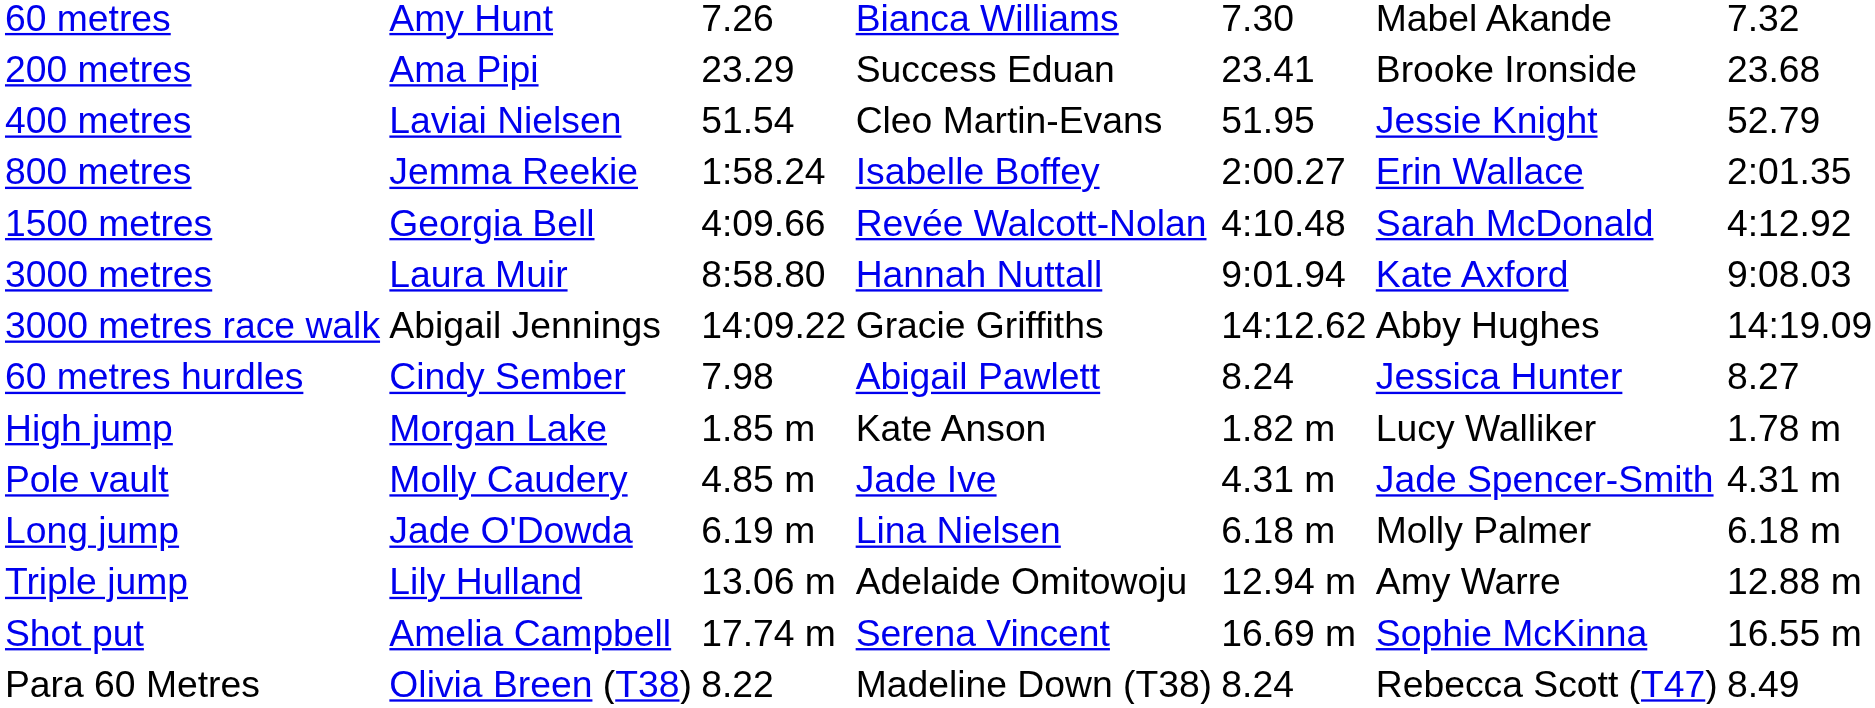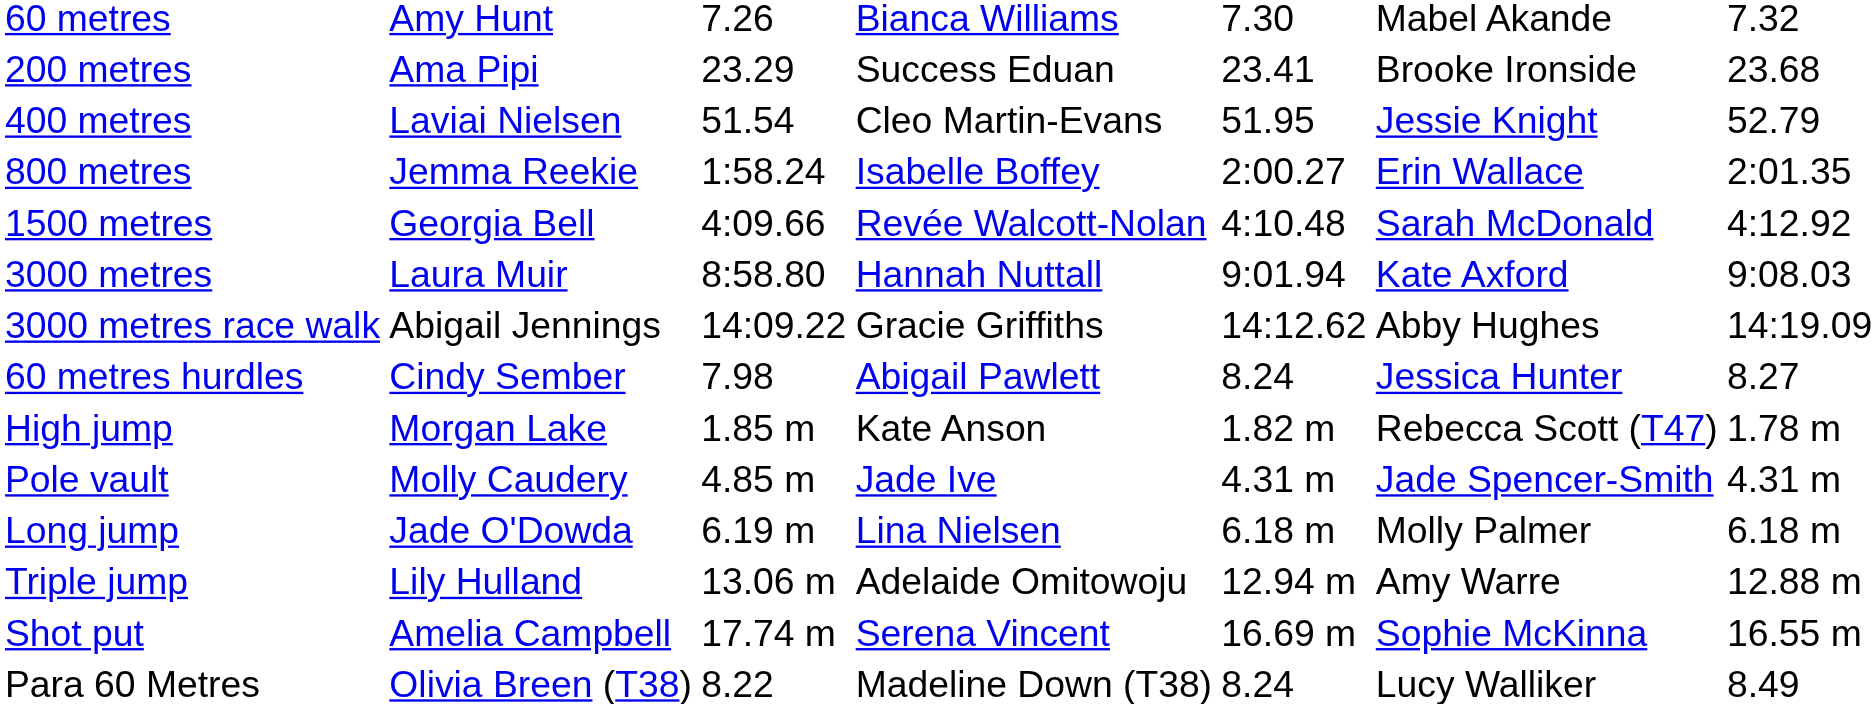(1486, 428) Lucy Walliker -> (1547, 428) Rebecca Scott (T47)
(1547, 684) Rebecca Scott (T47) -> (1486, 684) Lucy Walliker
